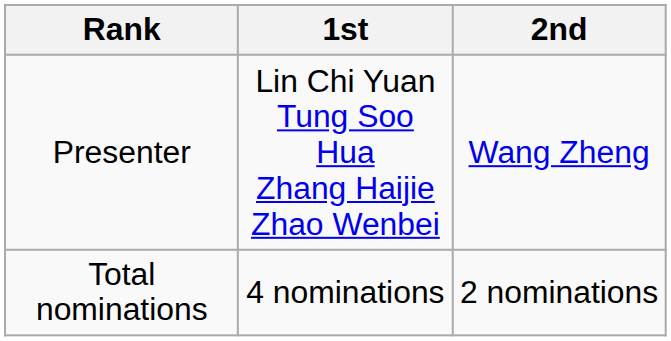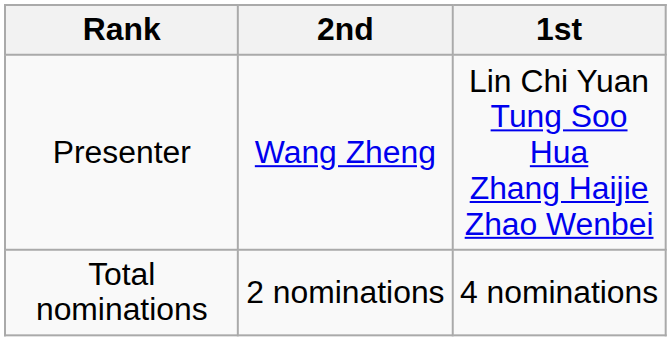columns swapped: (345, 29) <-> (559, 29)
